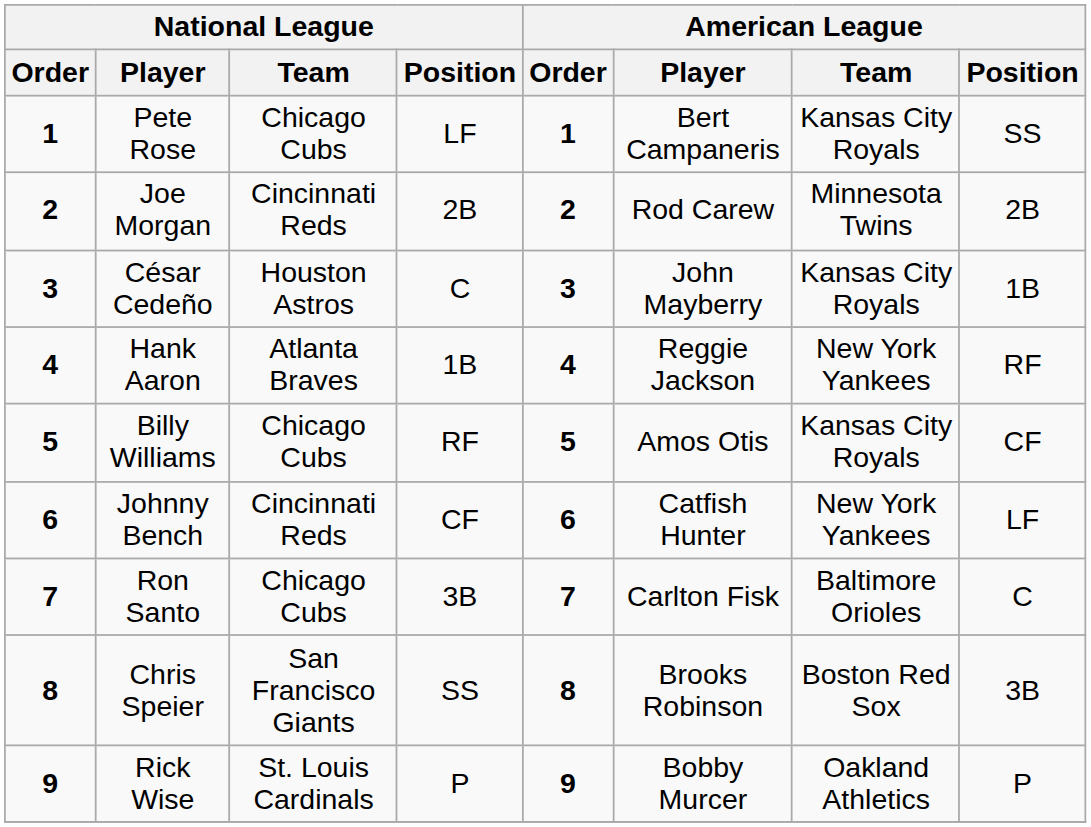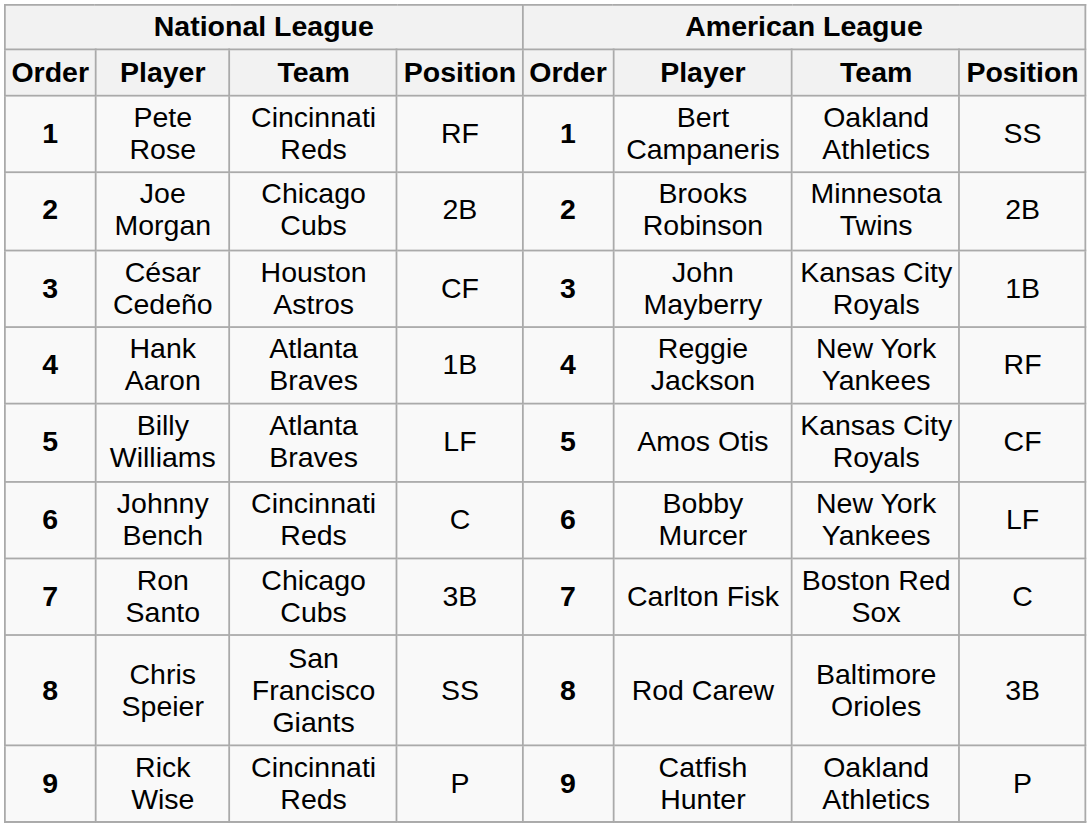(314, 133) Chicago Cubs -> (314, 133) Cincinnati Reds
(460, 133) LF -> (460, 133) RF
(876, 133) Kansas City Royals -> (876, 133) Oakland Athletics
(314, 210) Cincinnati Reds -> (314, 210) Chicago Cubs
(703, 210) Rod Carew -> (703, 210) Brooks Robinson
(460, 287) C -> (460, 287) CF
(314, 442) Chicago Cubs -> (314, 442) Atlanta Braves
(460, 442) RF -> (460, 442) LF
(460, 519) CF -> (460, 519) C
(703, 519) Catfish Hunter -> (703, 519) Bobby Murcer
(876, 596) Baltimore Orioles -> (876, 596) Boston Red Sox
(703, 689) Brooks Robinson -> (703, 689) Rod Carew
(876, 689) Boston Red Sox -> (876, 689) Baltimore Orioles
(314, 783) St. Louis Cardinals -> (314, 783) Cincinnati Reds
(703, 783) Bobby Murcer -> (703, 783) Catfish Hunter
